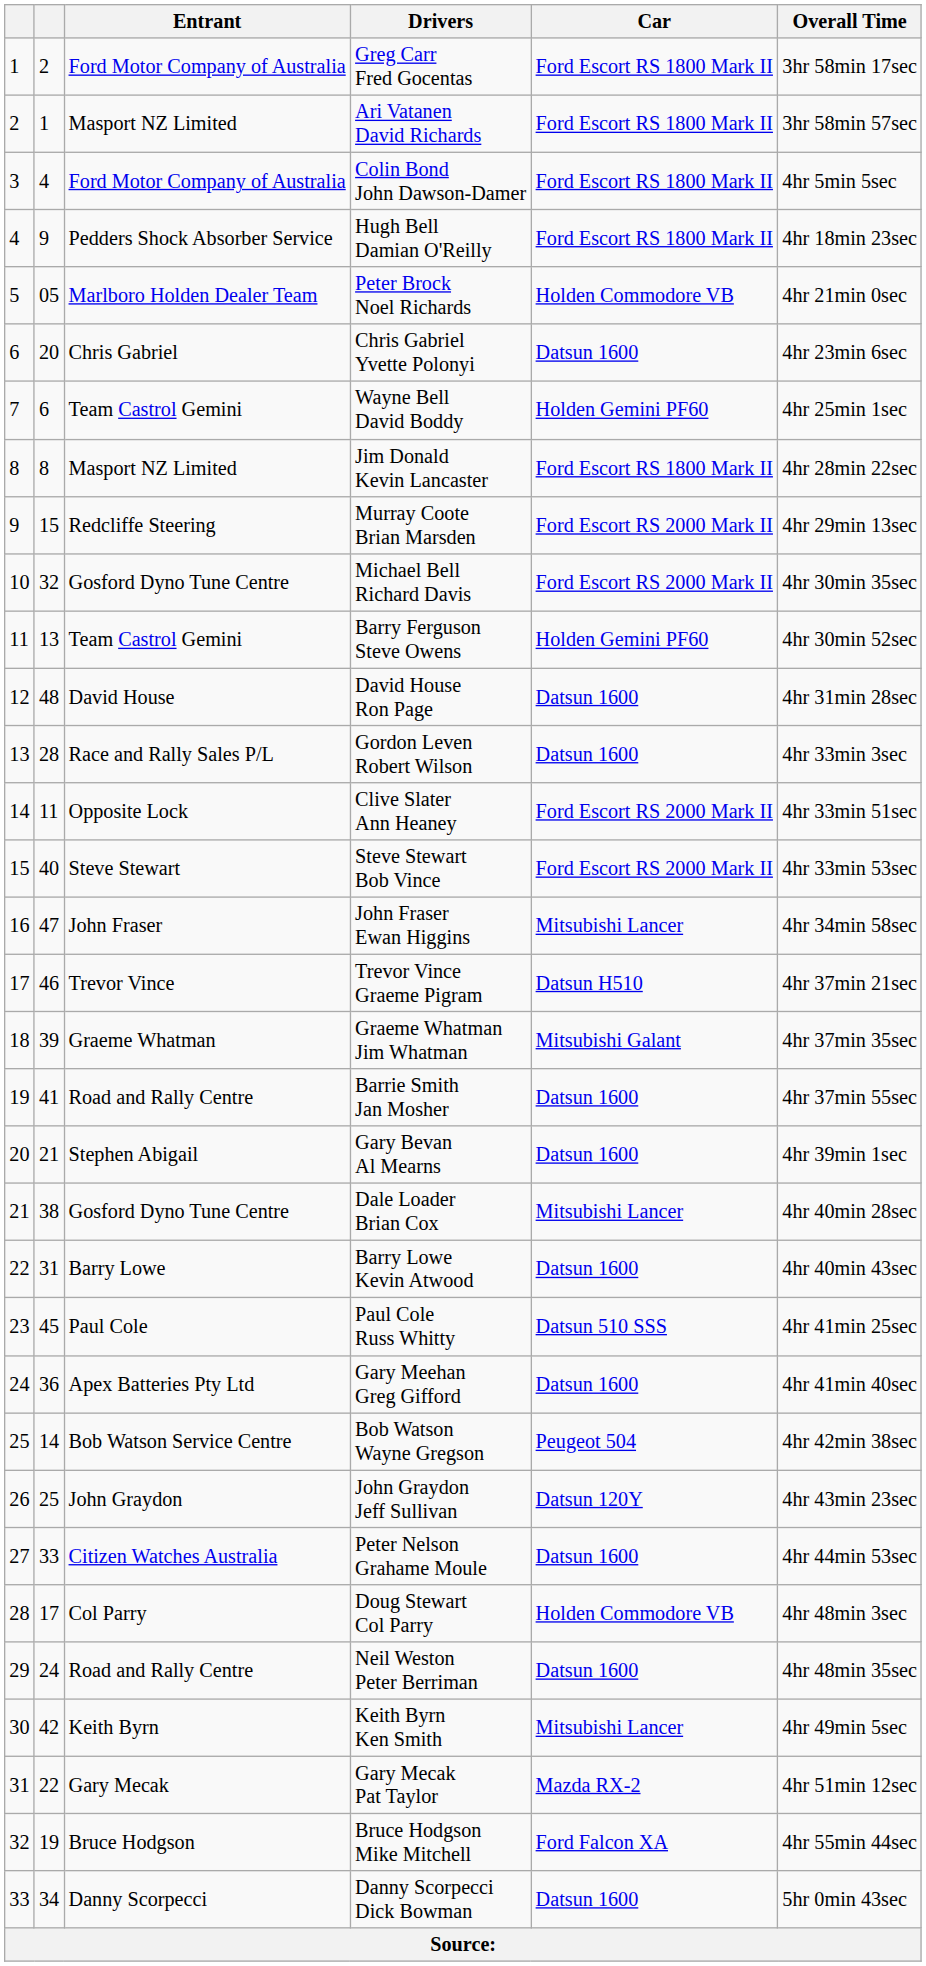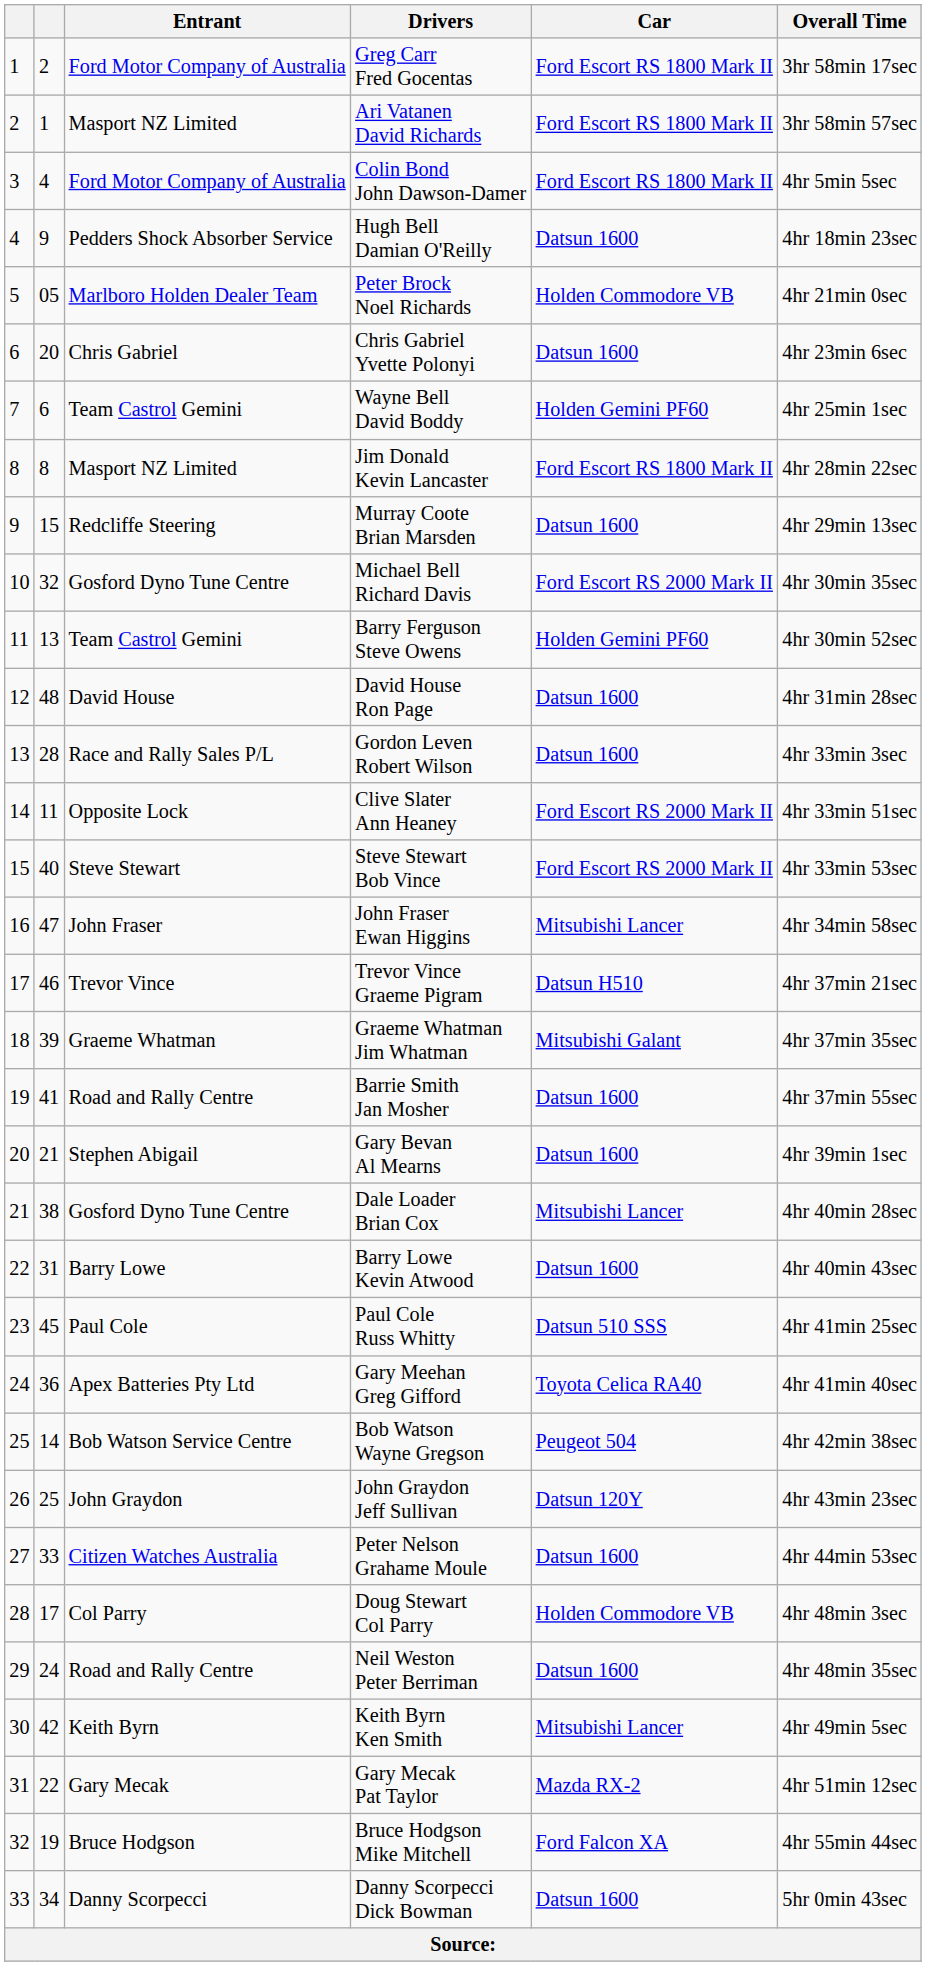(654, 238) Ford Escort RS 1800 Mark II -> (587, 238) Datsun 1600
(654, 524) Ford Escort RS 2000 Mark II -> (587, 524) Datsun 1600
(587, 1383) Datsun 1600 -> (618, 1383) Toyota Celica RA40
